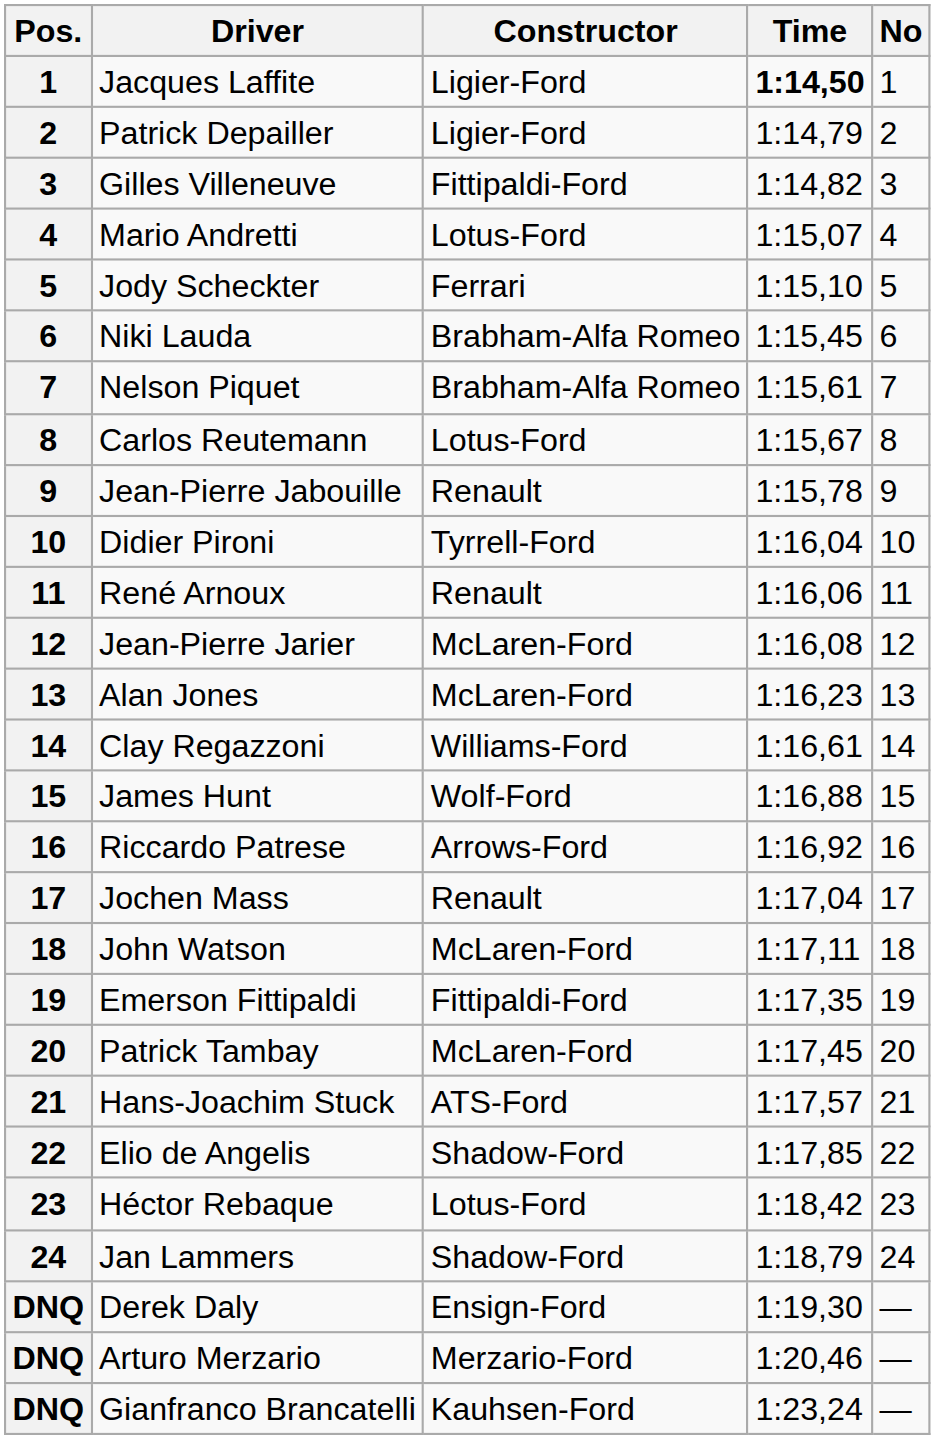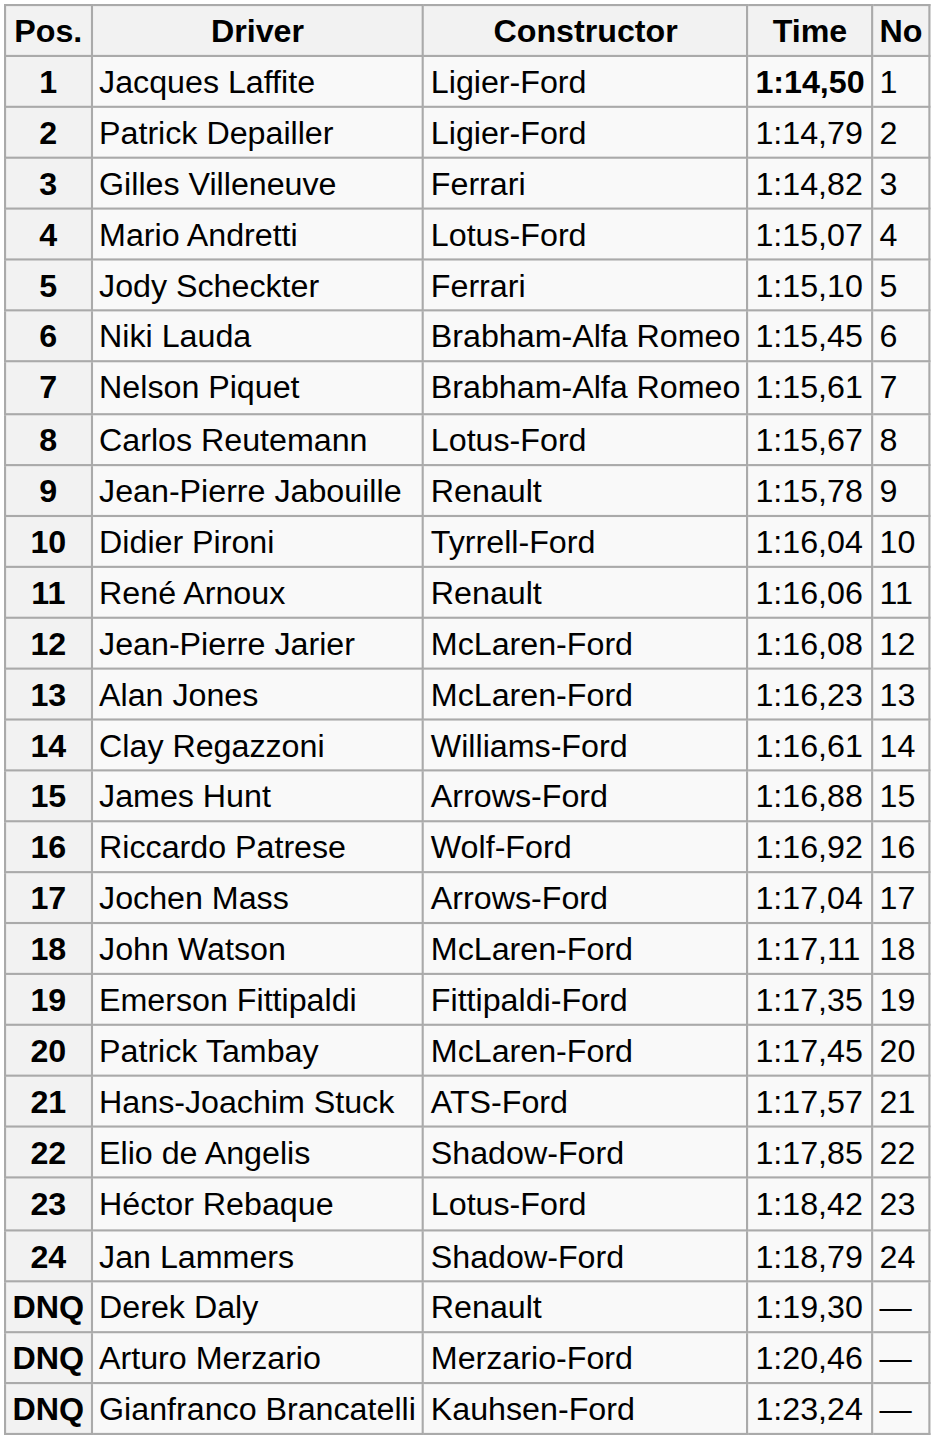(529, 184) Fittipaldi-Ford -> (478, 184) Ferrari
(501, 796) Wolf-Ford -> (519, 796) Arrows-Ford
(519, 847) Arrows-Ford -> (501, 847) Wolf-Ford
(486, 898) Renault -> (519, 898) Arrows-Ford
(519, 1306) Ensign-Ford -> (486, 1306) Renault
